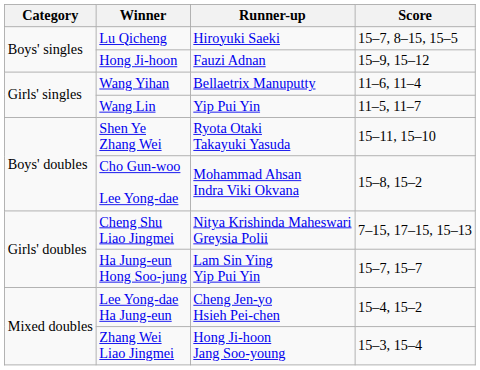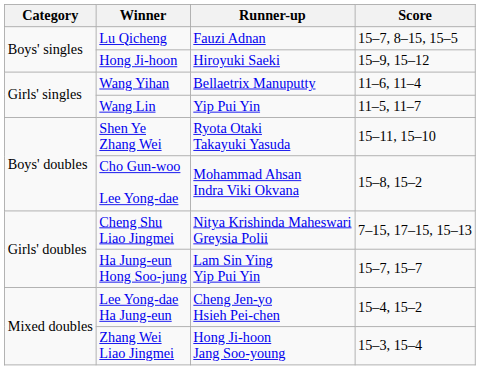(237, 38) Hiroyuki Saeki -> (230, 38) Fauzi Adnan
(230, 60) Fauzi Adnan -> (237, 60) Hiroyuki Saeki
